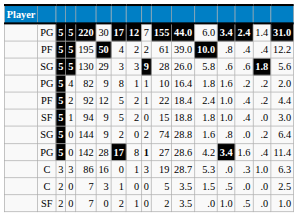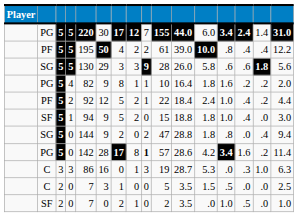(164, 135) 74 -> (164, 135) 47
(209, 135) 1.6 -> (209, 135) 1.8
(264, 135) .2 -> (264, 135) .4
(285, 135) 6.4 -> (285, 135) 9.4
(164, 152) 27 -> (164, 152) 57
(264, 152) .4 -> (264, 152) .2
